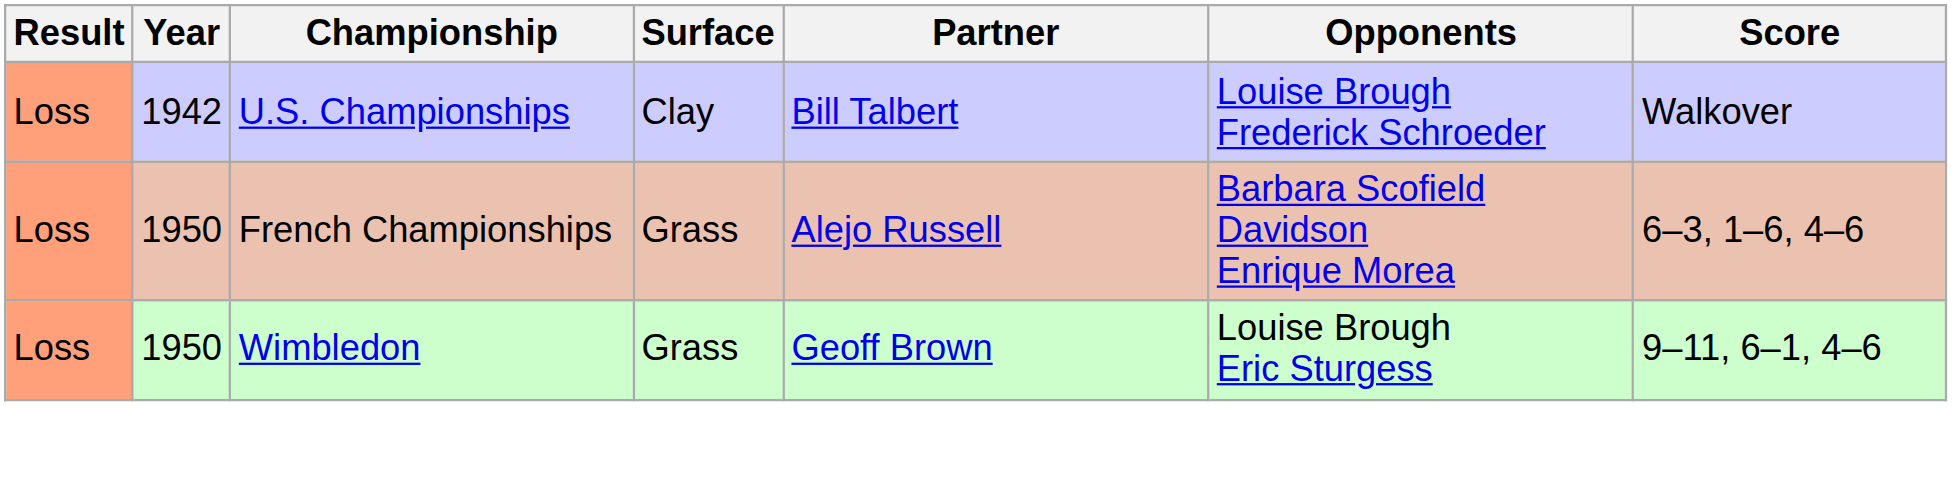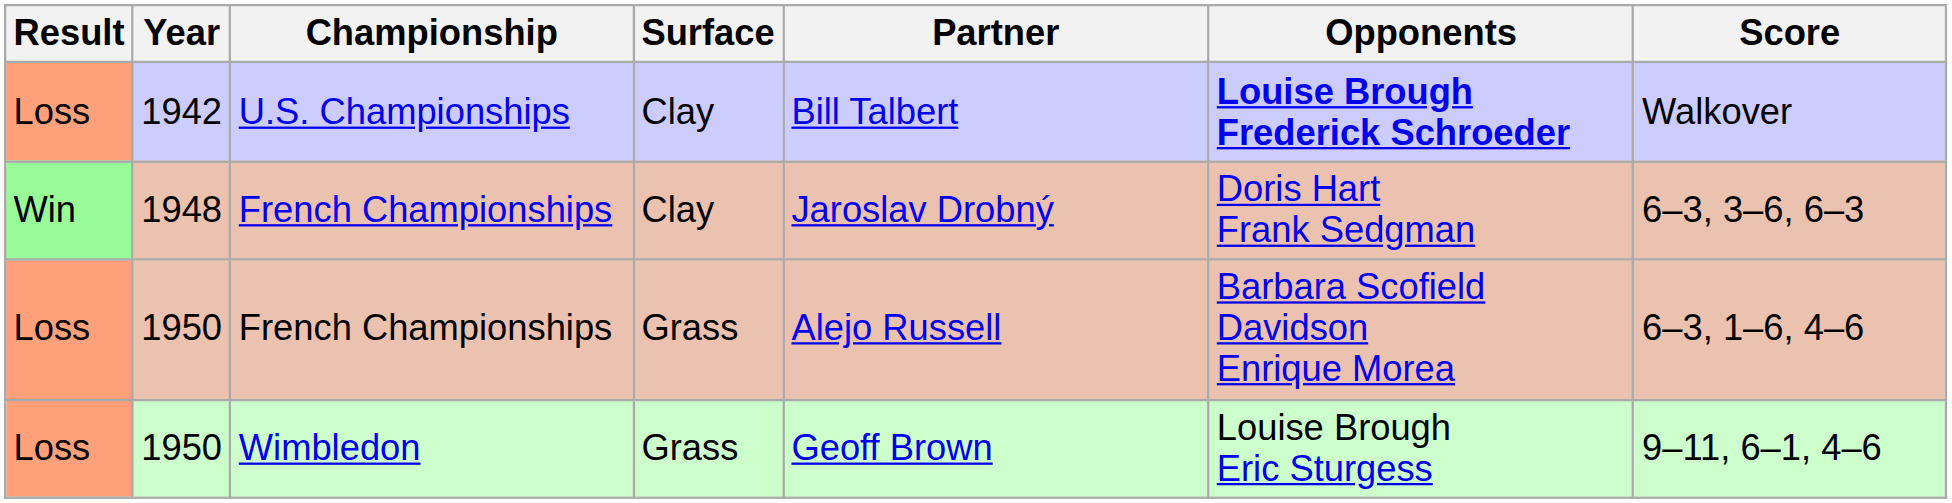(1381, 111) normal -> (1393, 111) bold
+ row: (182, 209)
